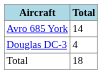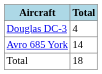rows swapped: (37, 28) <-> (37, 45)
